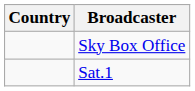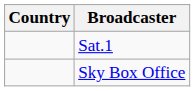rows swapped: (96, 72) <-> (132, 45)
